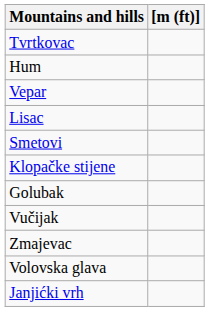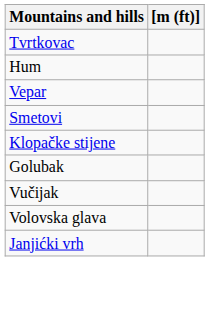- row: (26, 117)
- row: (40, 243)
